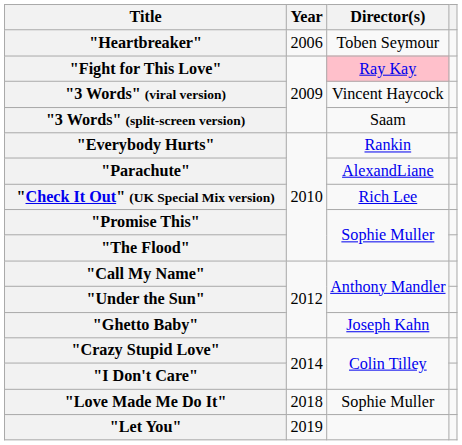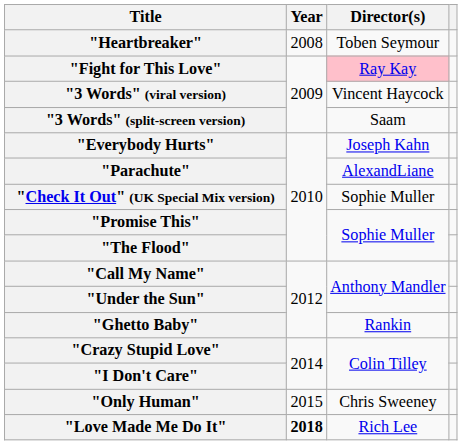(307, 42) 2006 -> (307, 42) 2008
(388, 145) Rankin -> (388, 145) Joseph Kahn
(388, 196) Rich Lee -> (388, 196) Sophie Muller
(388, 324) Joseph Kahn -> (388, 324) Rankin
+ row: (146, 401)
(307, 401) normal -> (307, 427) bold
(388, 401) Sophie Muller -> (388, 427) Rich Lee
- row: (146, 427)
